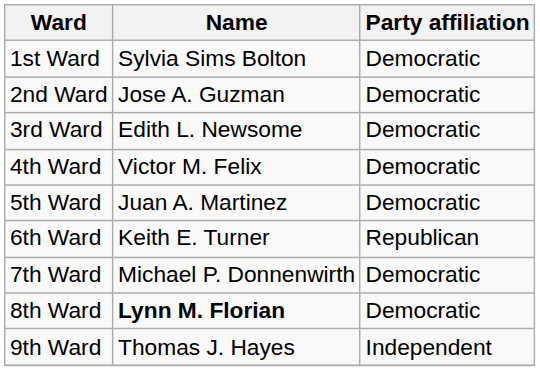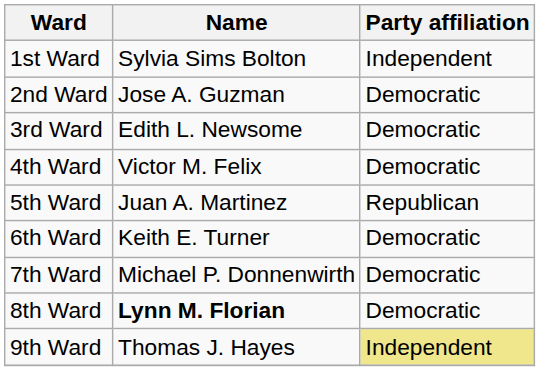(423, 58) Democratic -> (429, 58) Independent
(423, 202) Democratic -> (422, 202) Republican
(422, 238) Republican -> (423, 238) Democratic
(429, 346) no background -> (429, 346) khaki background
